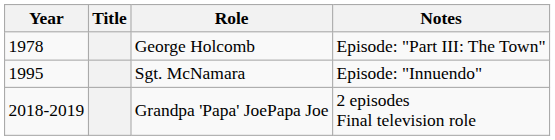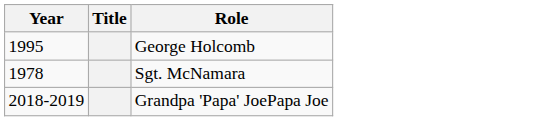- column: (441, 18)
(26, 45) 1978 -> (26, 45) 1995
(26, 73) 1995 -> (26, 73) 1978
